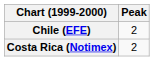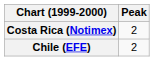rows swapped: (62, 30) <-> (62, 47)
